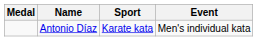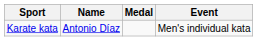columns swapped: (21, 12) <-> (127, 12)
